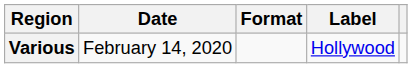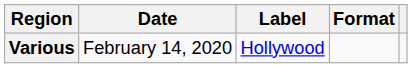columns swapped: (271, 18) <-> (353, 18)
